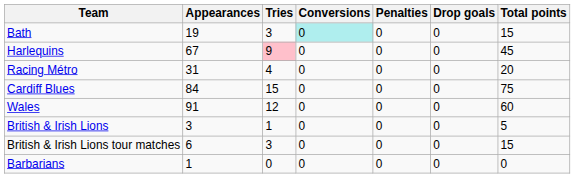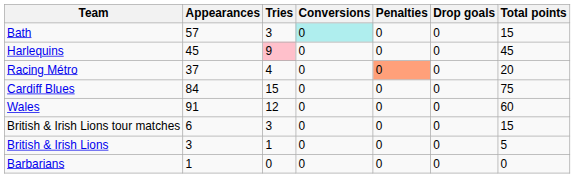(192, 32) 19 -> (192, 32) 57
(192, 51) 67 -> (192, 51) 45
(192, 70) 31 -> (192, 70) 37
(379, 70) no background -> (379, 70) lightsalmon background
rows swapped: (58, 126) <-> (94, 145)
